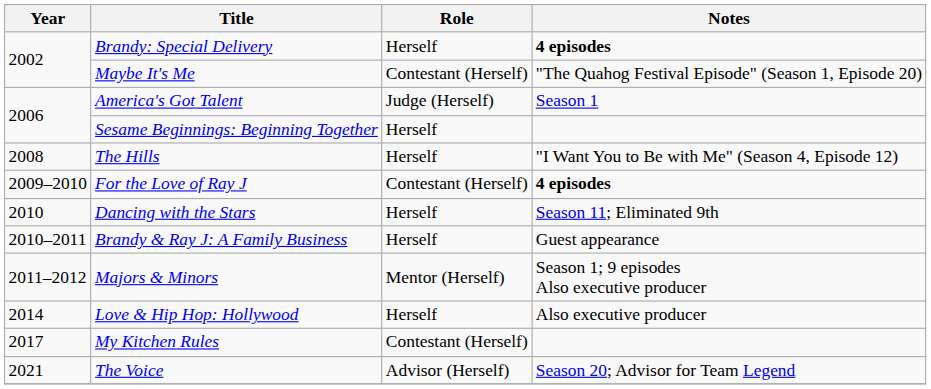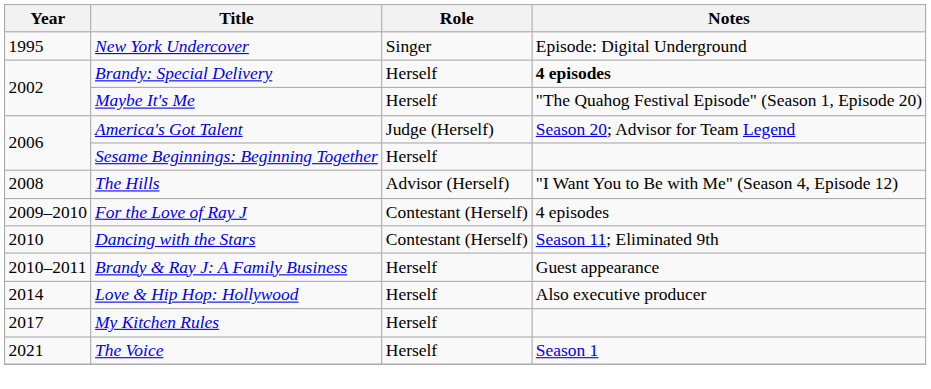+ row: (172, 45)
(457, 73) Contestant (Herself) -> (412, 101) Herself
(567, 101) Season 1 -> (666, 128) Season 20; Advisor for Team Legend
(412, 156) Herself -> (448, 184) Advisor (Herself)
(573, 184) bold -> (572, 211) normal
(412, 211) Herself -> (457, 239) Contestant (Herself)
- row: (157, 277)
(457, 342) Contestant (Herself) -> (412, 322) Herself
(448, 369) Advisor (Herself) -> (412, 350) Herself
(666, 369) Season 20; Advisor for Team Legend -> (567, 350) Season 1
